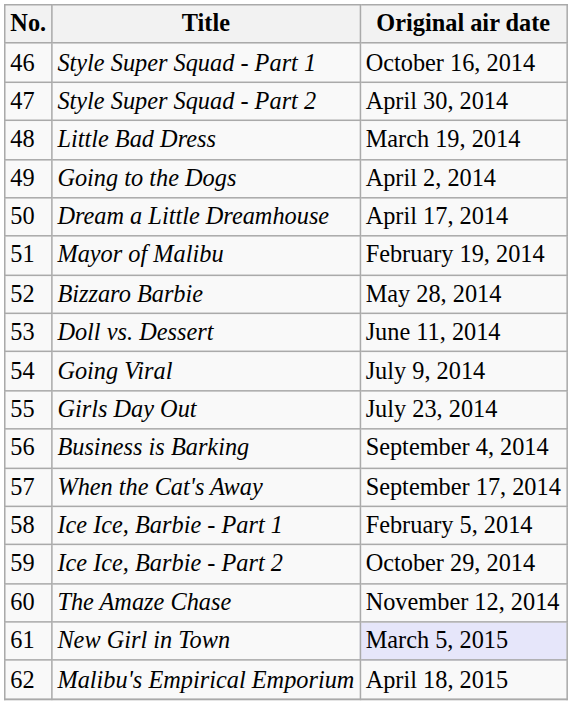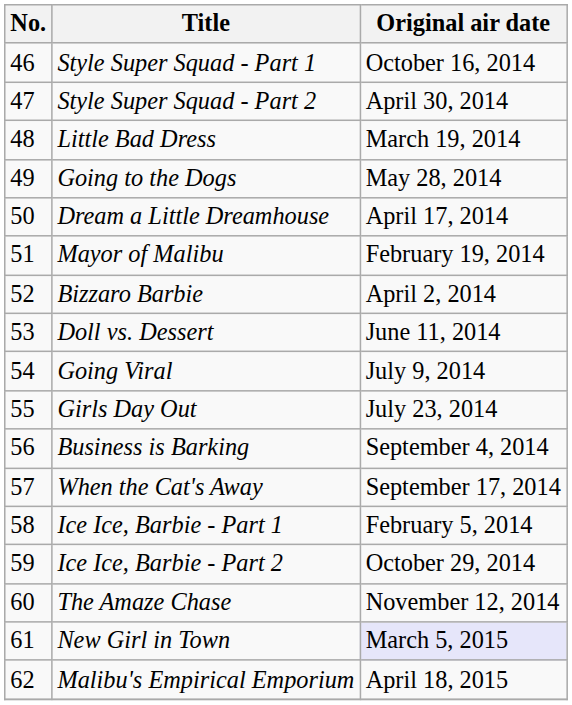(431, 178) April 2, 2014 -> (434, 178) May 28, 2014
(434, 293) May 28, 2014 -> (431, 293) April 2, 2014
